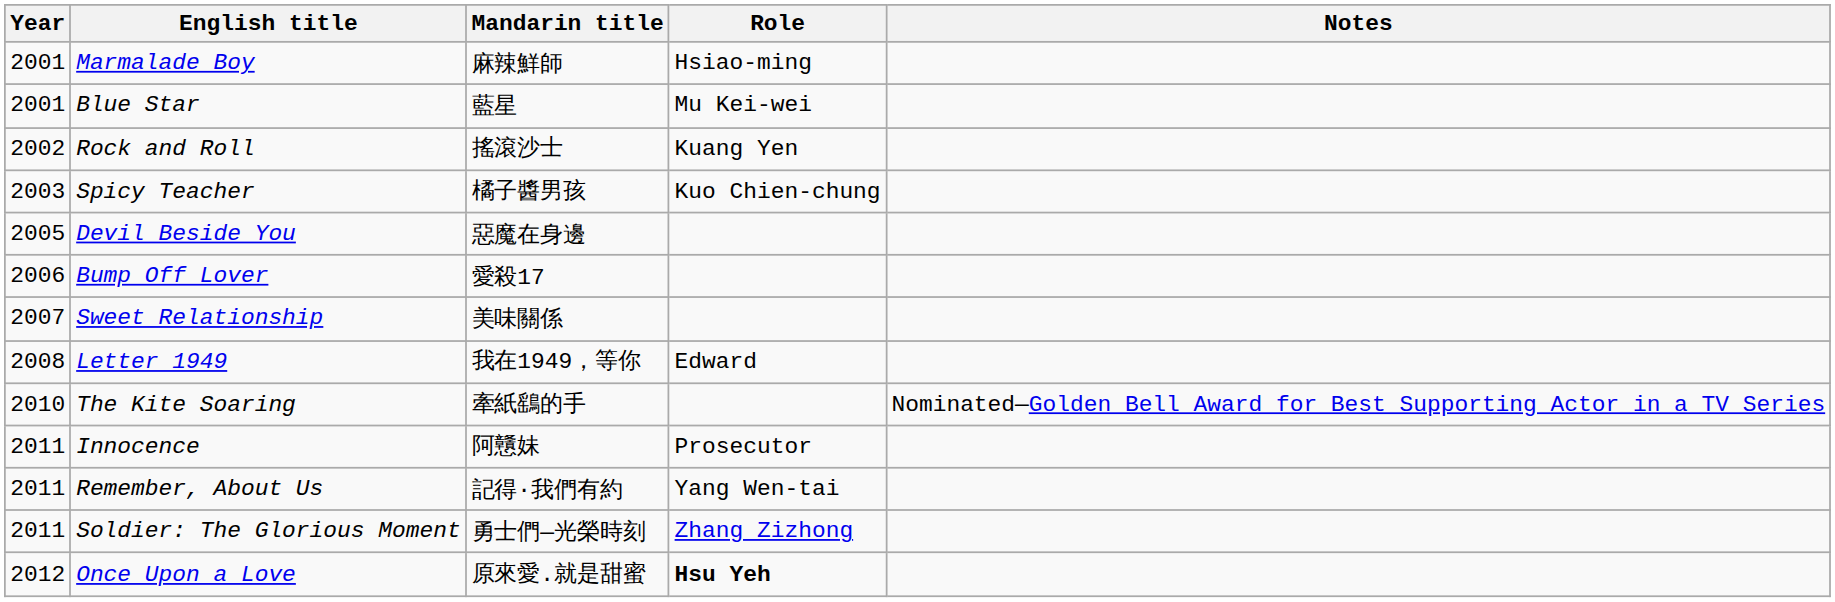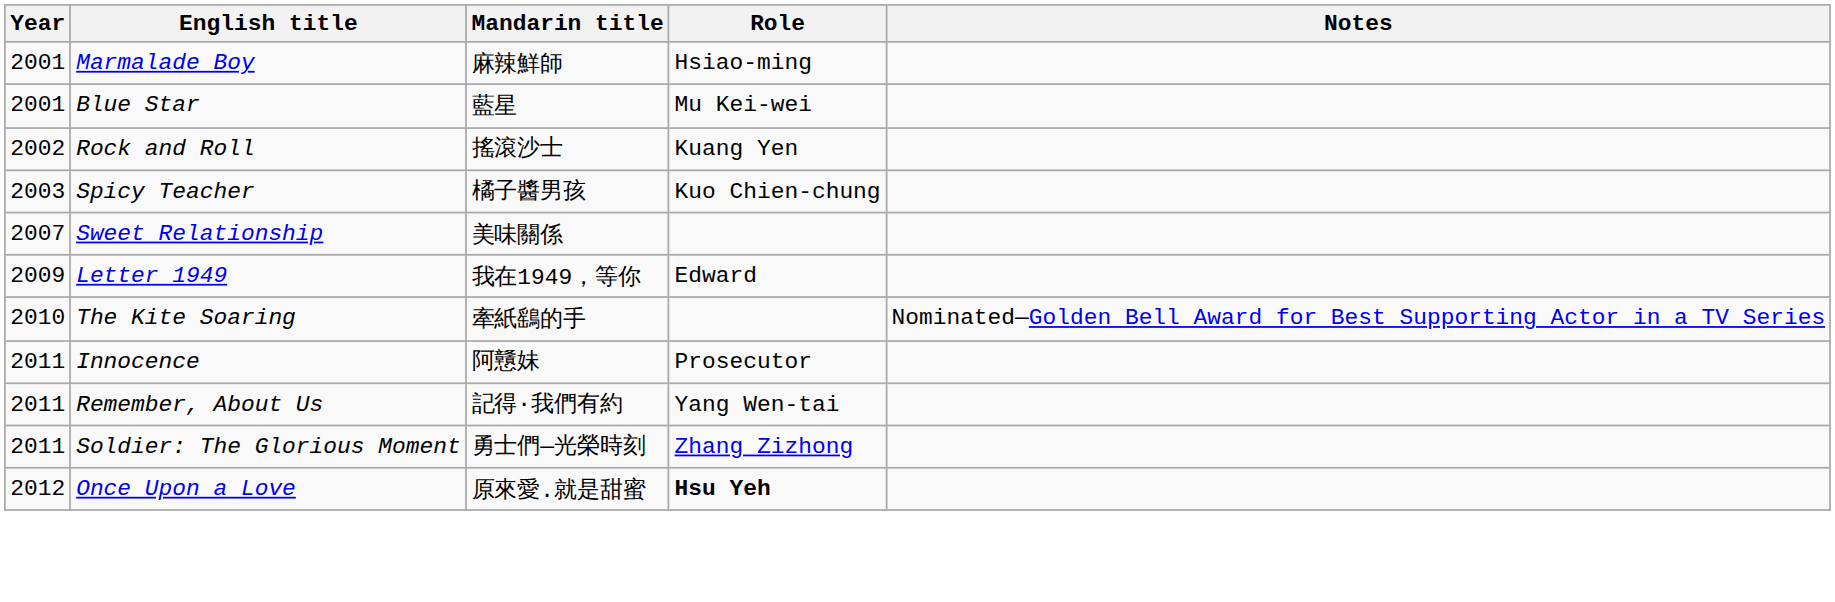- row: (186, 234)
- row: (172, 276)
(38, 361) 2008 -> (38, 276) 2009
